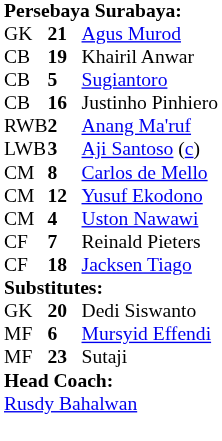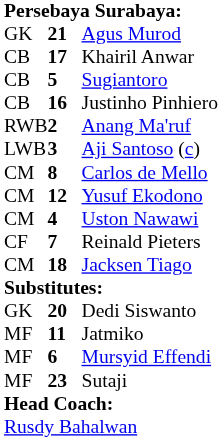(57, 56) 19 -> (57, 56) 17
(16, 264) CF -> (19, 264) CM
+ row: (113, 334)
